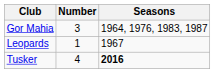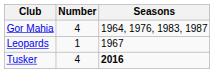(77, 28) 3 -> (77, 28) 4
